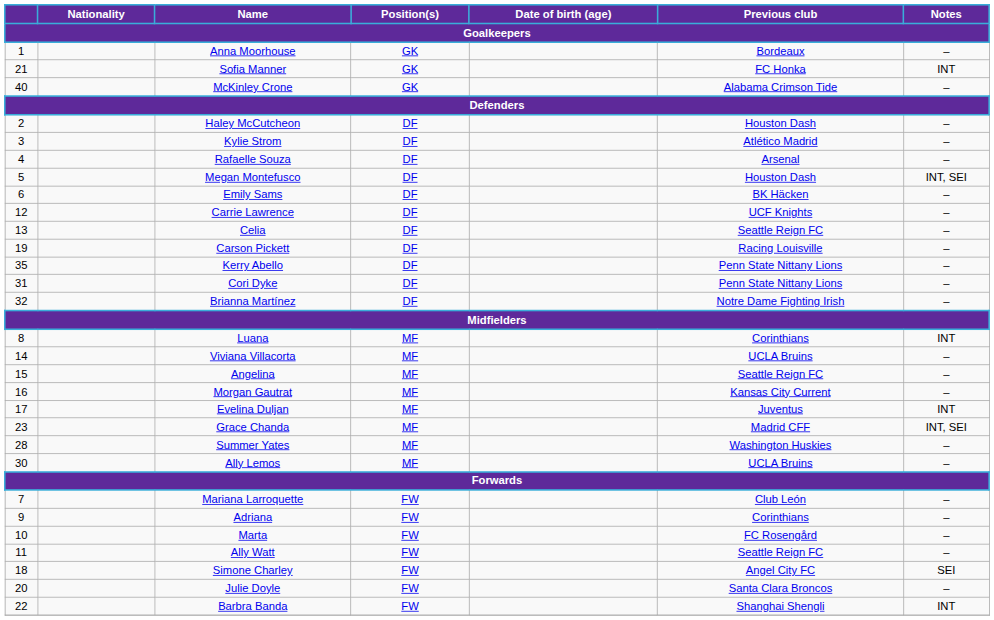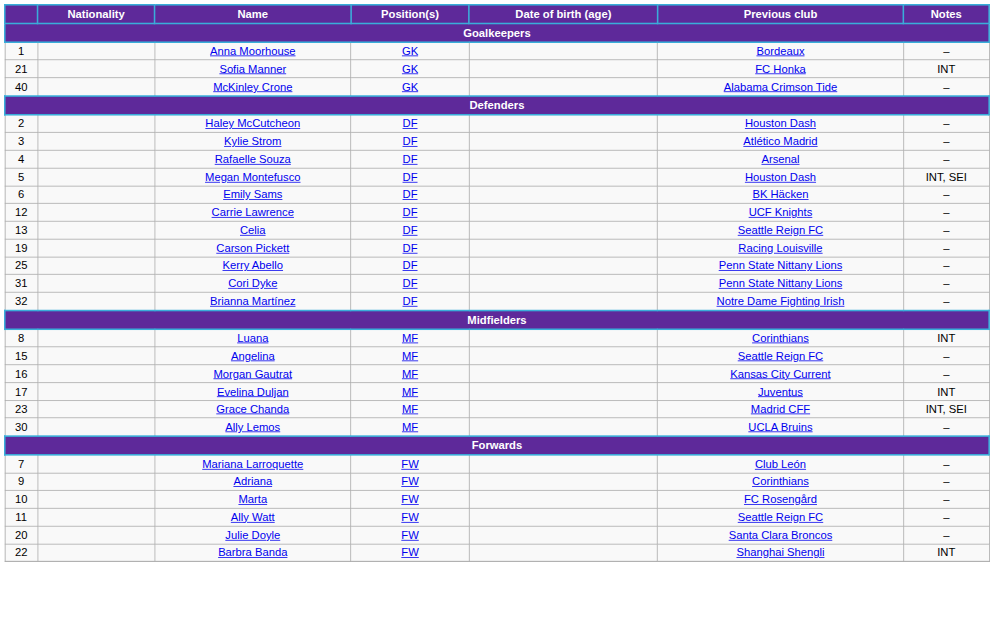(21, 266) 35 -> (21, 266) 25
- row: (253, 356)
- row: (253, 445)
- row: (253, 571)
